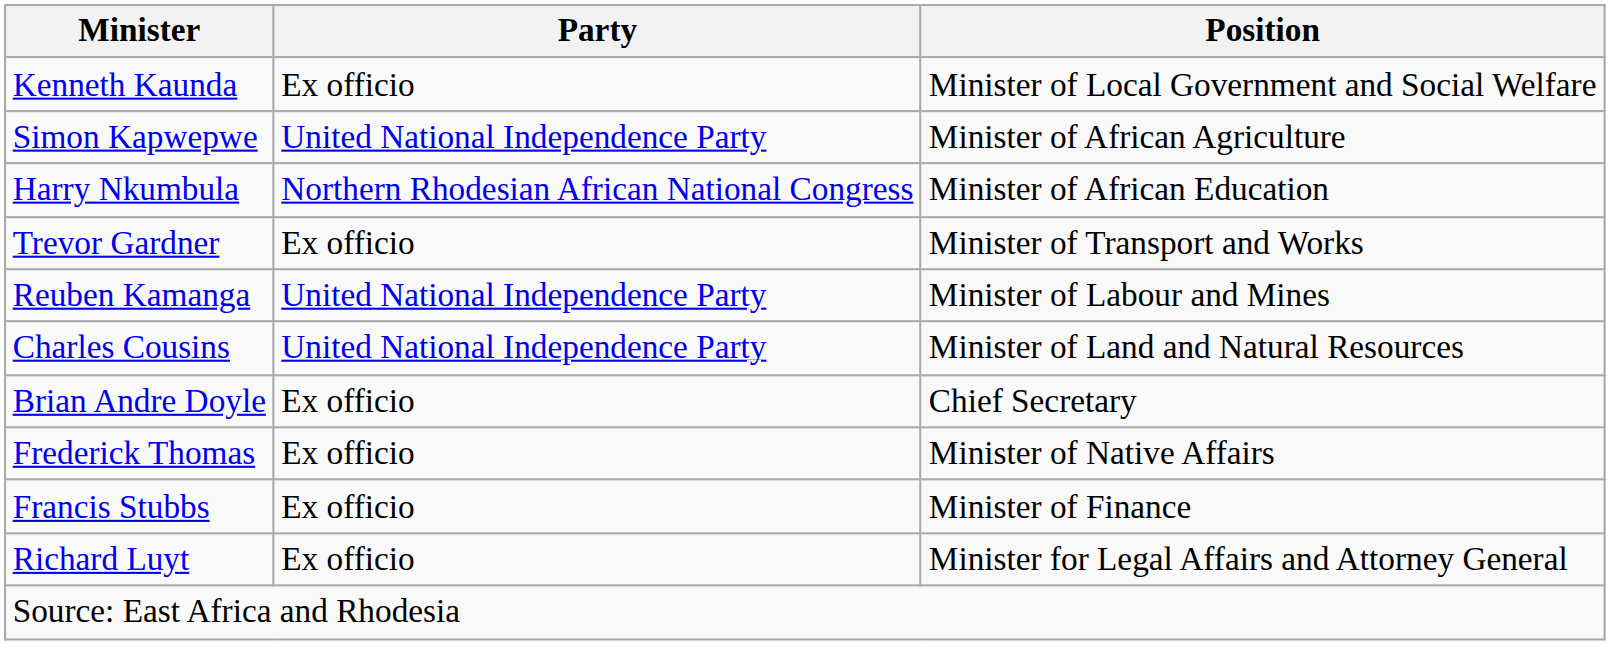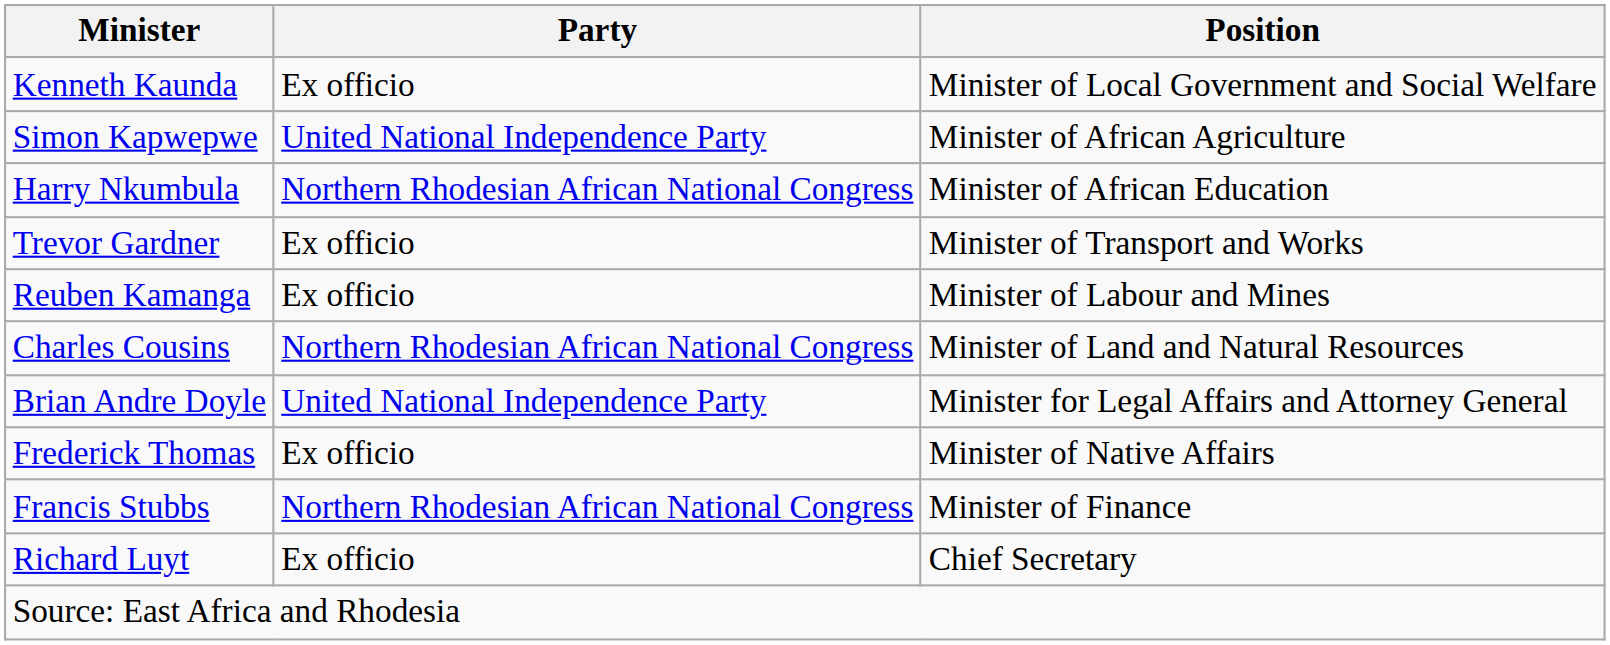(524, 294) United National Independence Party -> (348, 294) Ex officio
(524, 347) United National Independence Party -> (597, 347) Northern Rhodesian African National Congress
(348, 400) Ex officio -> (524, 400) United National Independence Party
(1033, 400) Chief Secretary -> (1248, 400) Minister for Legal Affairs and Attorney General
(348, 505) Ex officio -> (597, 505) Northern Rhodesian African National Congress
(1248, 558) Minister for Legal Affairs and Attorney General -> (1033, 558) Chief Secretary
